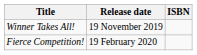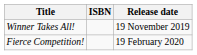columns swapped: (178, 12) <-> (126, 12)
